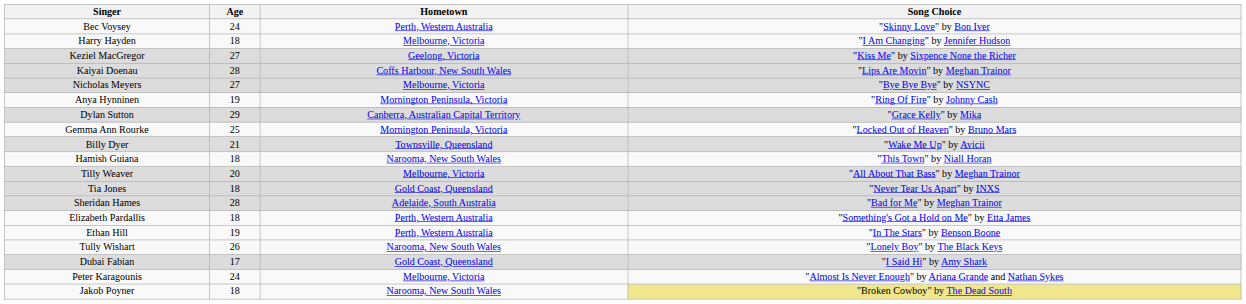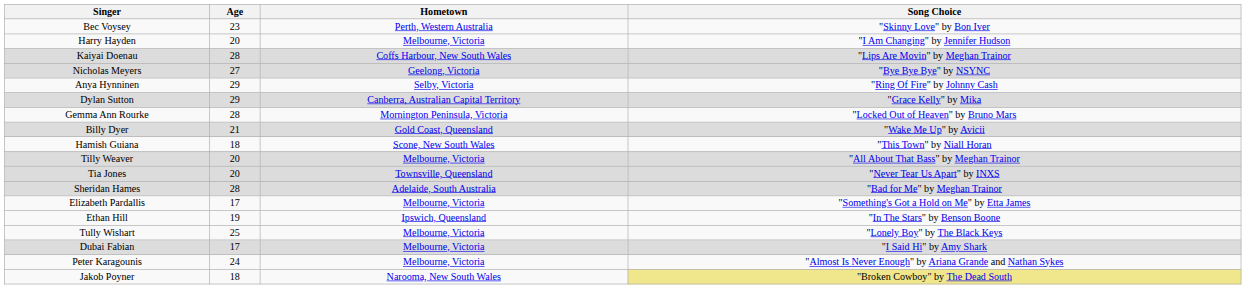(235, 26) 24 -> (235, 26) 23
(235, 41) 18 -> (235, 41) 20
- row: (107, 56)
(444, 85) Melbourne, Victoria -> (444, 70) Geelong, Victoria
(235, 100) 19 -> (235, 85) 29
(444, 100) Mornington Peninsula, Victoria -> (444, 85) Selby, Victoria
(235, 129) 25 -> (235, 114) 28
(444, 144) Townsville, Queensland -> (444, 129) Gold Coast, Queensland
(444, 159) Narooma, New South Wales -> (444, 144) Scone, New South Wales
(235, 188) 18 -> (235, 173) 20
(444, 188) Gold Coast, Queensland -> (444, 173) Townsville, Queensland
(235, 218) 18 -> (235, 203) 17
(444, 218) Perth, Western Australia -> (444, 203) Melbourne, Victoria
(444, 232) Perth, Western Australia -> (444, 218) Ipswich, Queensland
(235, 247) 26 -> (235, 232) 25
(444, 247) Narooma, New South Wales -> (444, 232) Melbourne, Victoria
(444, 262) Gold Coast, Queensland -> (444, 247) Melbourne, Victoria
